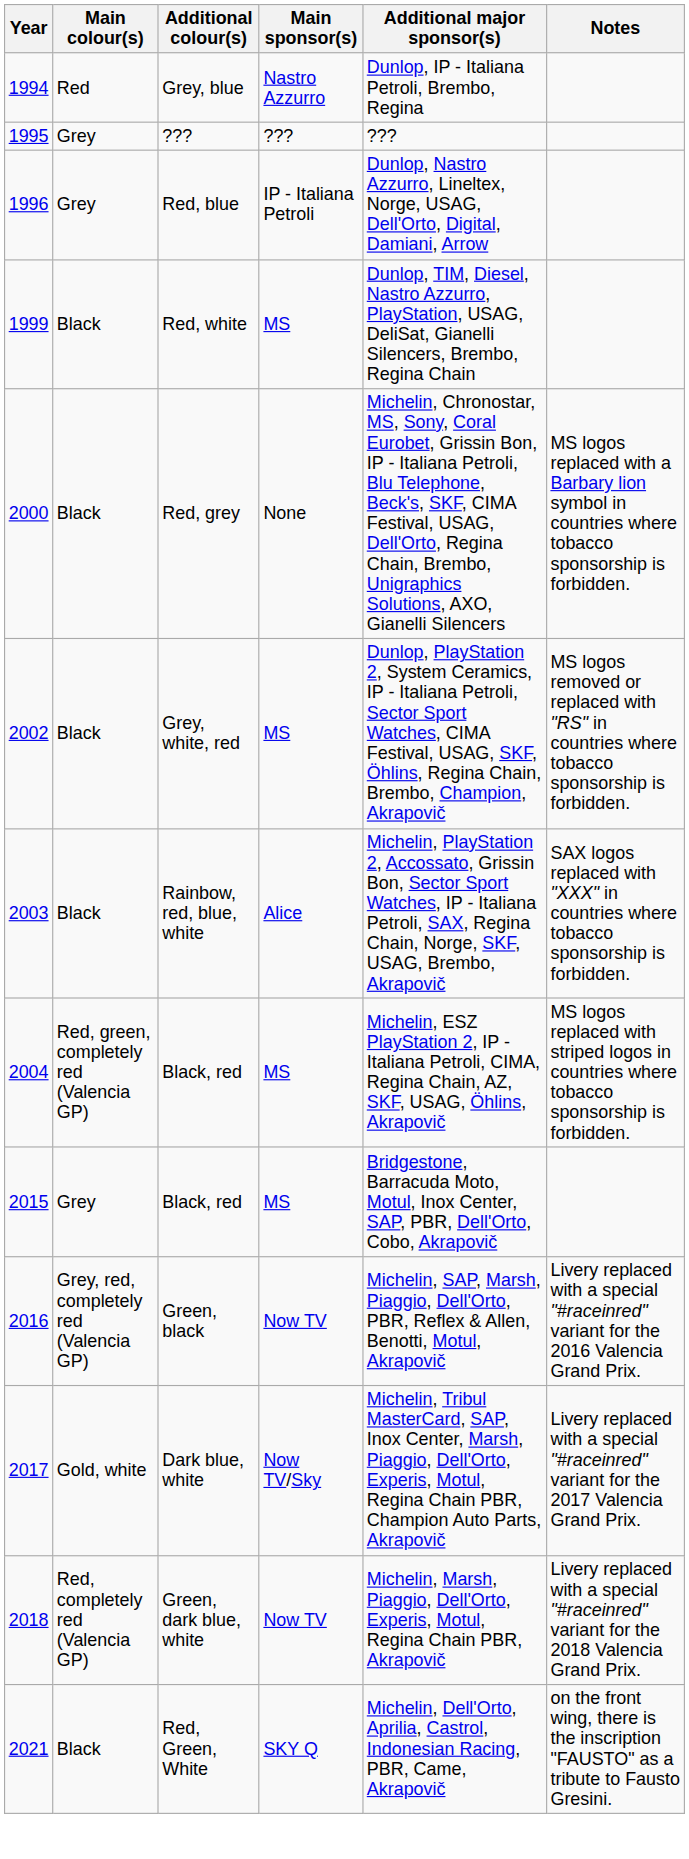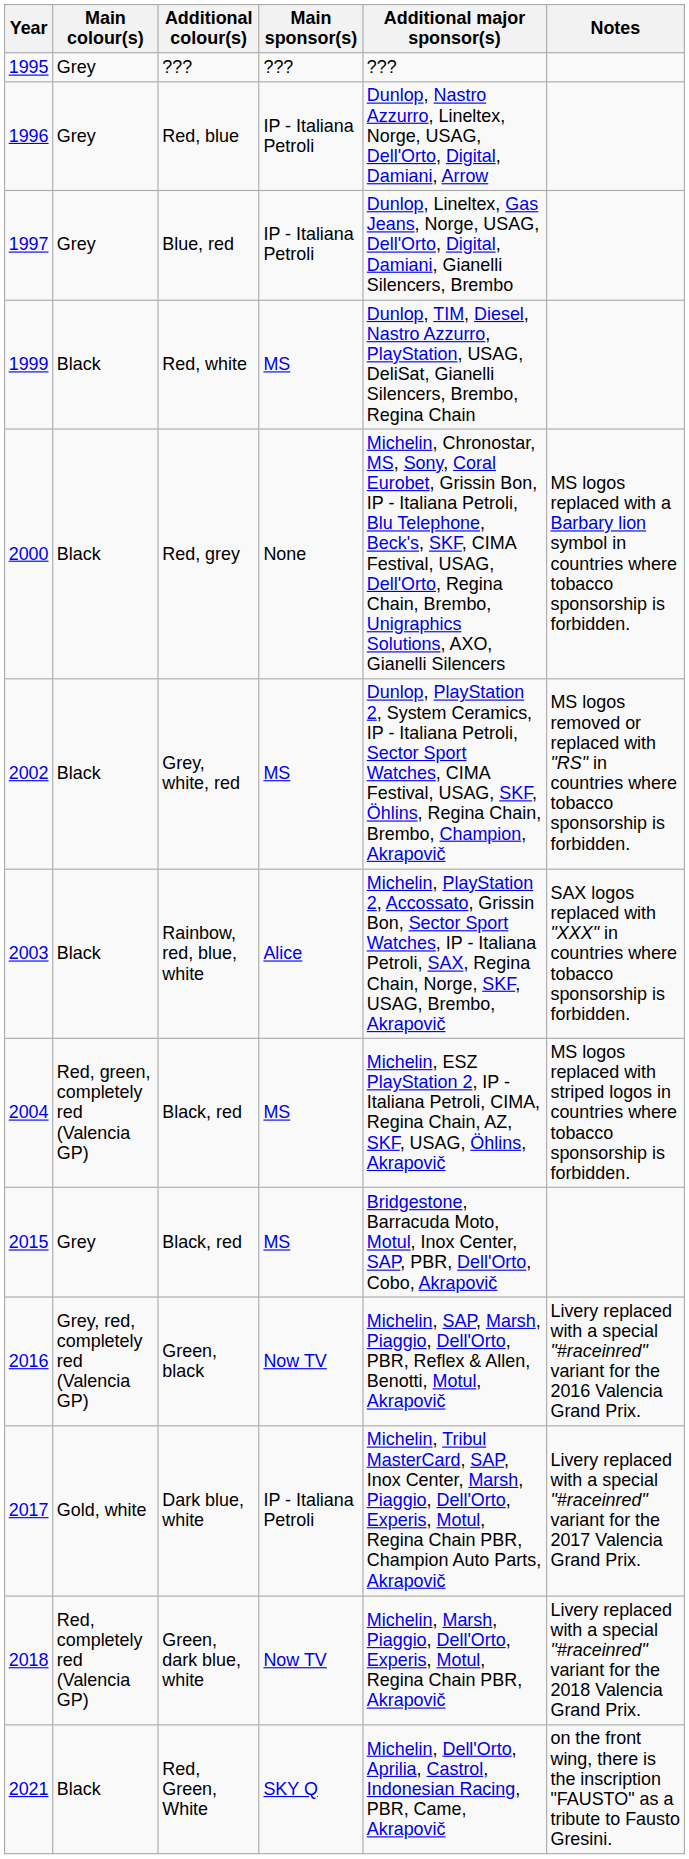- row: (29, 87)
+ row: (29, 245)
(292, 1470) Now TV/Sky -> (309, 1510) IP - Italiana Petroli
